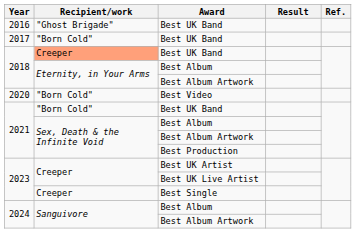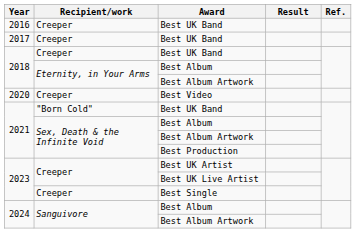(75, 25) "Ghost Brigade" -> (54, 25) Creeper
(65, 39) "Born Cold" -> (54, 39) Creeper
(54, 53) lightsalmon background -> (54, 53) no background
(65, 95) "Born Cold" -> (54, 95) Creeper
